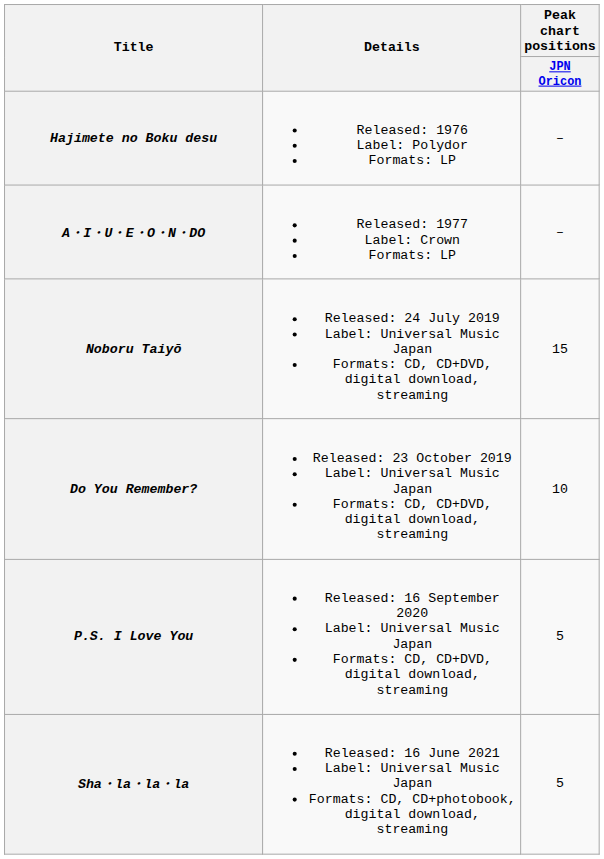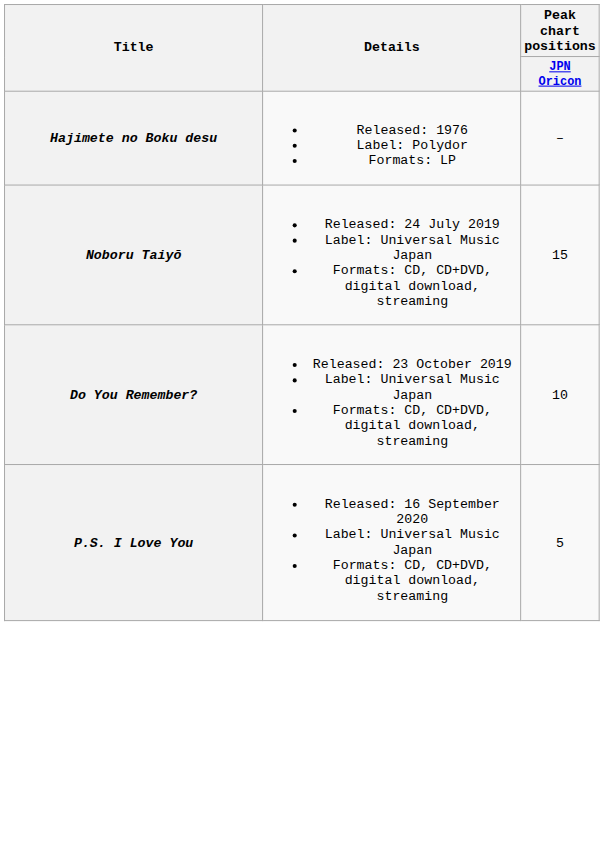- row: (134, 233)
- row: (134, 785)
